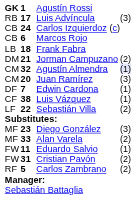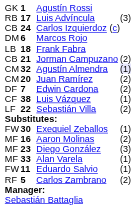(12, 8) bold -> (11, 8) normal
(11, 38) CB -> (12, 38) DM
(12, 58) DM -> (11, 58) CB
(126, 79) (3) -> (126, 79) (2)
(126, 89) (1) -> (126, 89) (2)
+ row: (72, 129)
+ row: (65, 139)
(126, 139) (2) -> (126, 159) (1)
- row: (66, 159)
